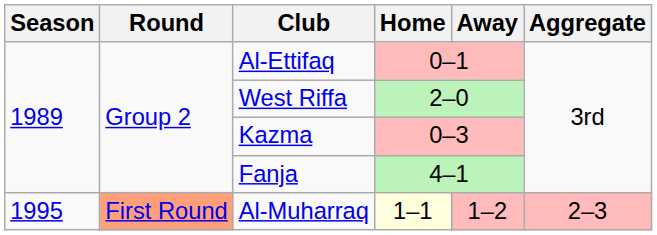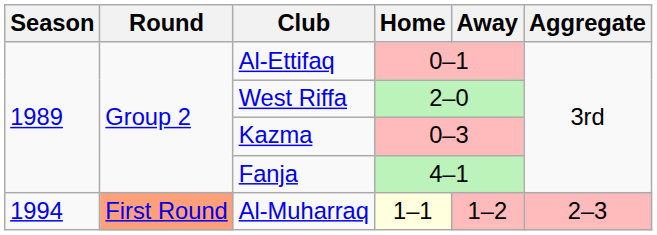(37, 211) 1995 -> (37, 211) 1994
